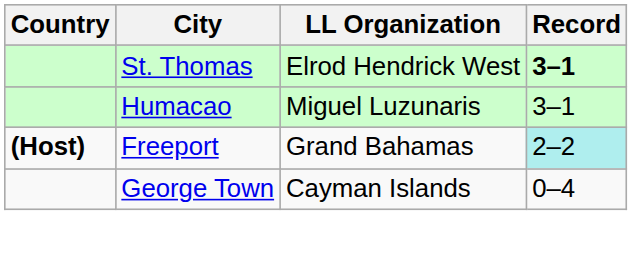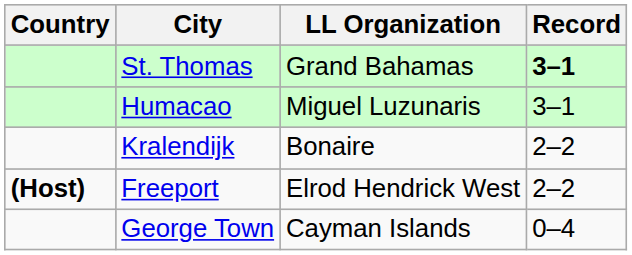(403, 65) Elrod Hendrick West -> (380, 65) Grand Bahamas
+ row: (178, 147)
(380, 147) Grand Bahamas -> (403, 188) Elrod Hendrick West
(554, 147) paleturquoise background -> (554, 188) no background
